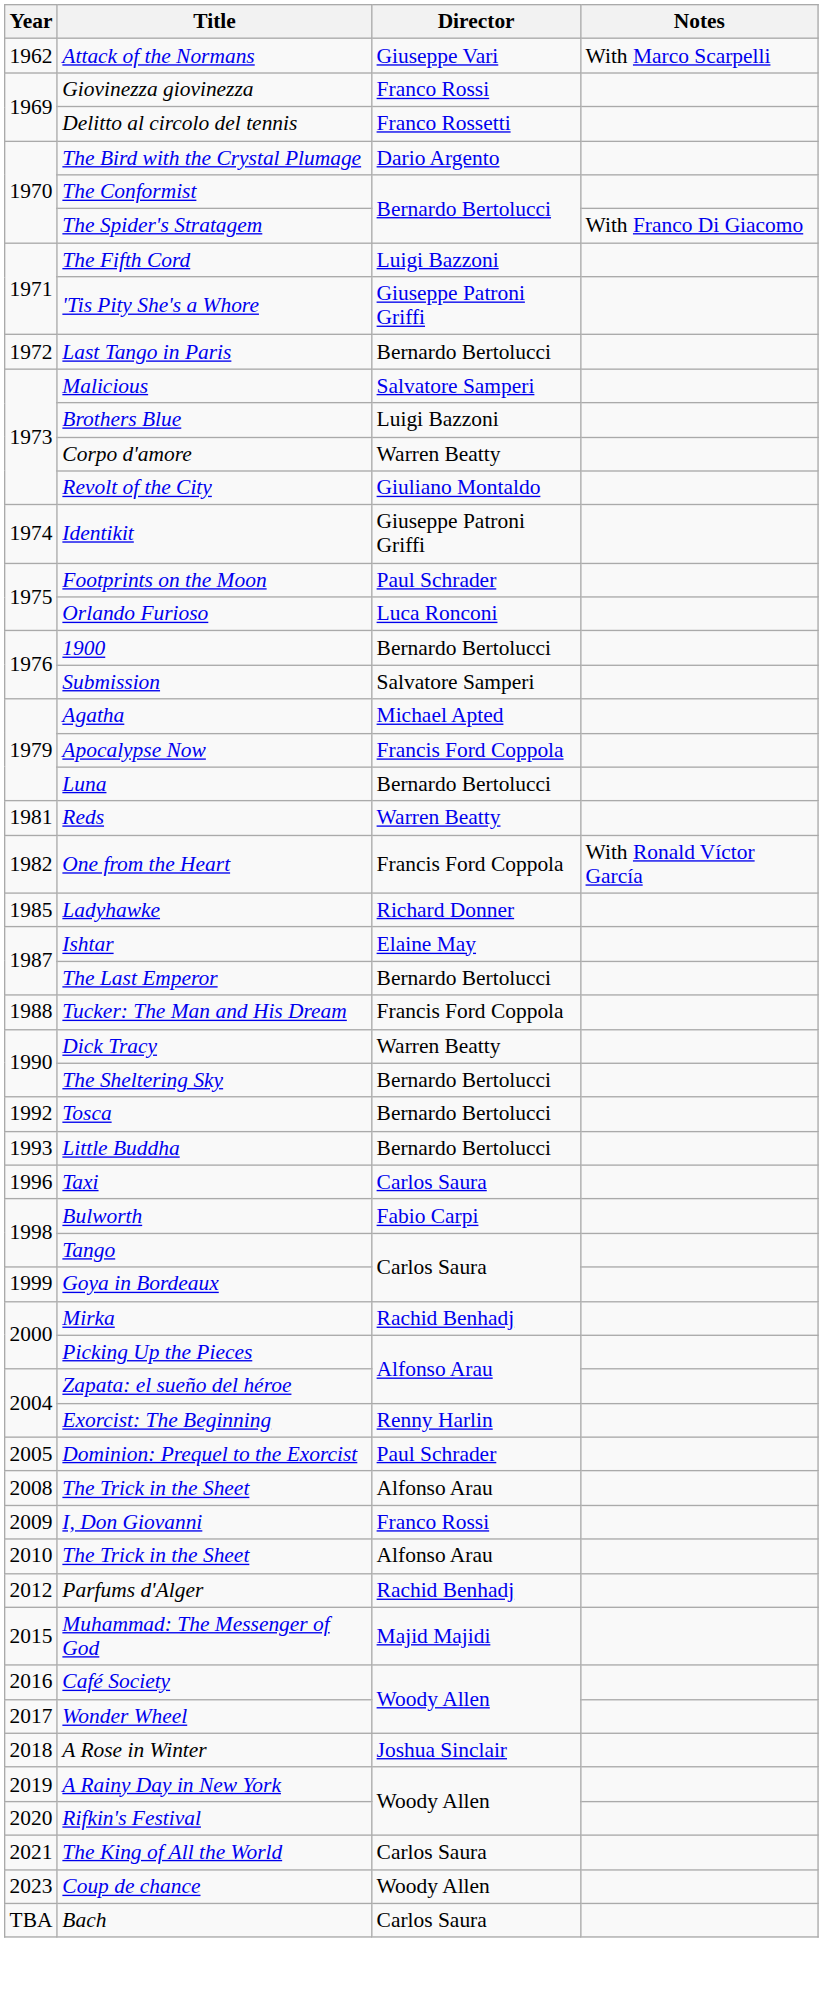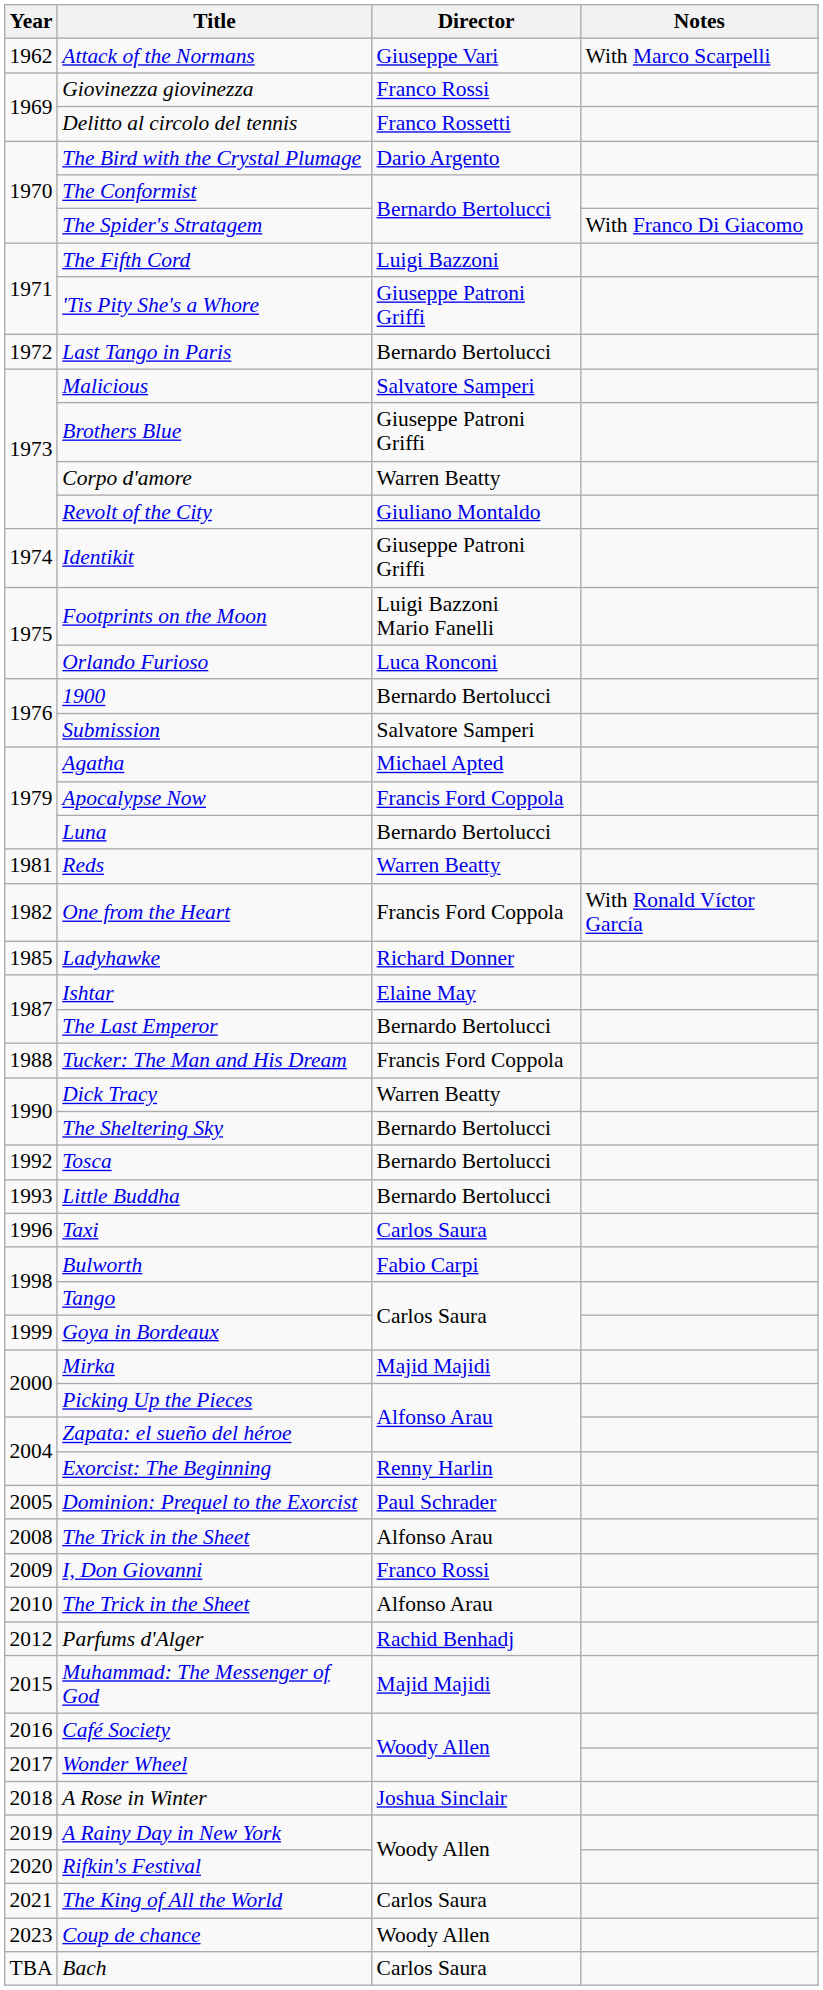(438, 419) Luigi Bazzoni -> (451, 431) Giuseppe Patroni Griffi
(436, 579) Paul Schrader -> (438, 615) Luigi Bazzoni Mario Fanelli
(445, 1317) Rachid Benhadj -> (433, 1366) Majid Majidi
